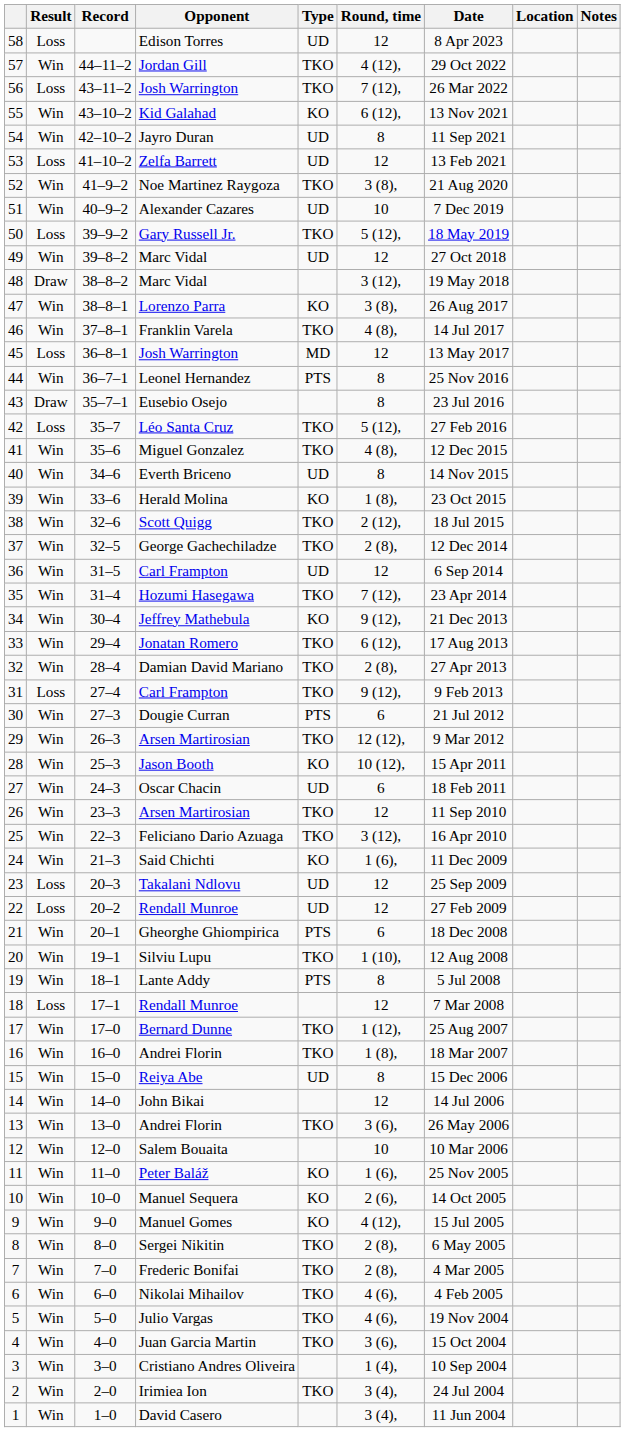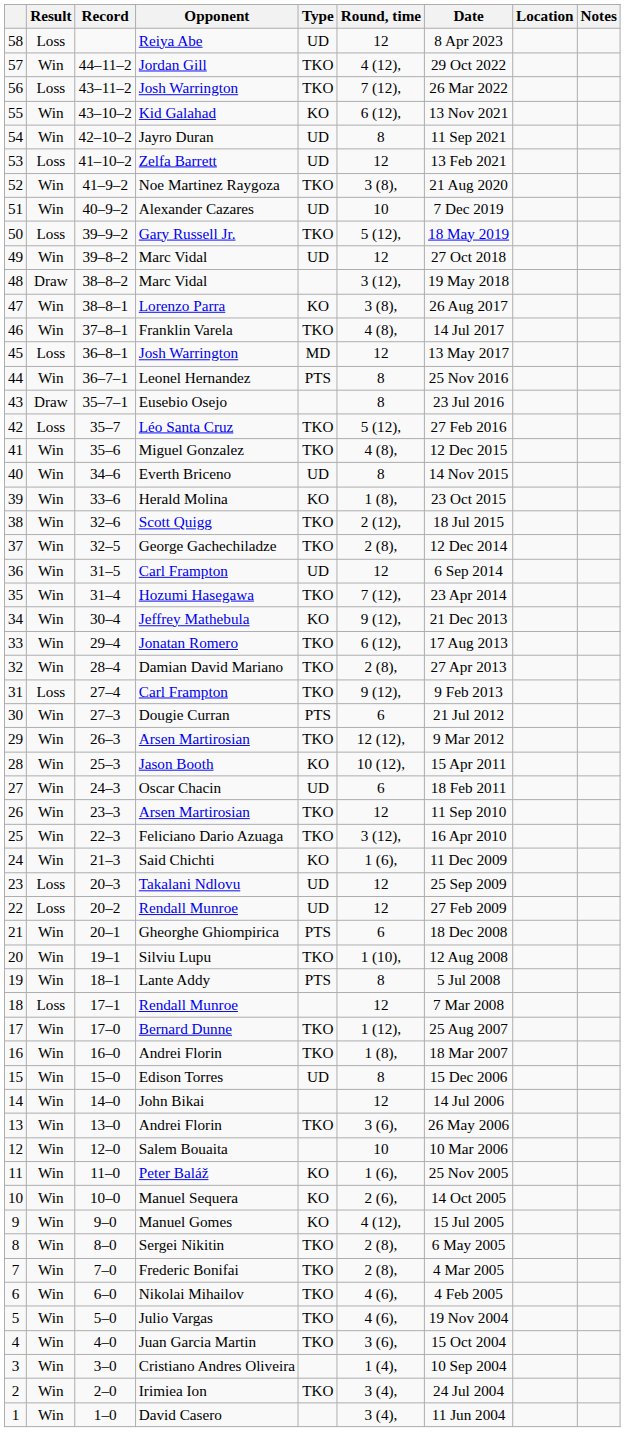(181, 40) Edison Torres -> (171, 40) Reiya Abe
(171, 1077) Reiya Abe -> (181, 1077) Edison Torres
